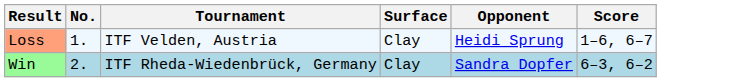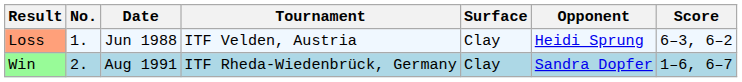+ column: (141, 16)
(616, 40) 1–6, 6–7 -> (696, 40) 6–3, 6–2
(616, 64) 6–3, 6–2 -> (696, 64) 1–6, 6–7
